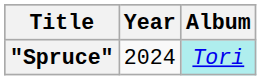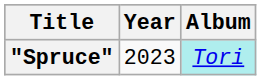(150, 58) 2024 -> (150, 58) 2023
